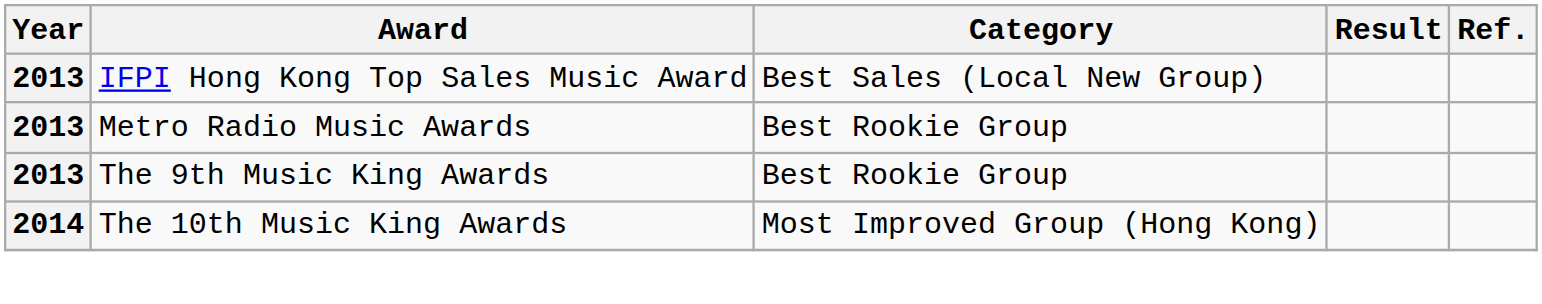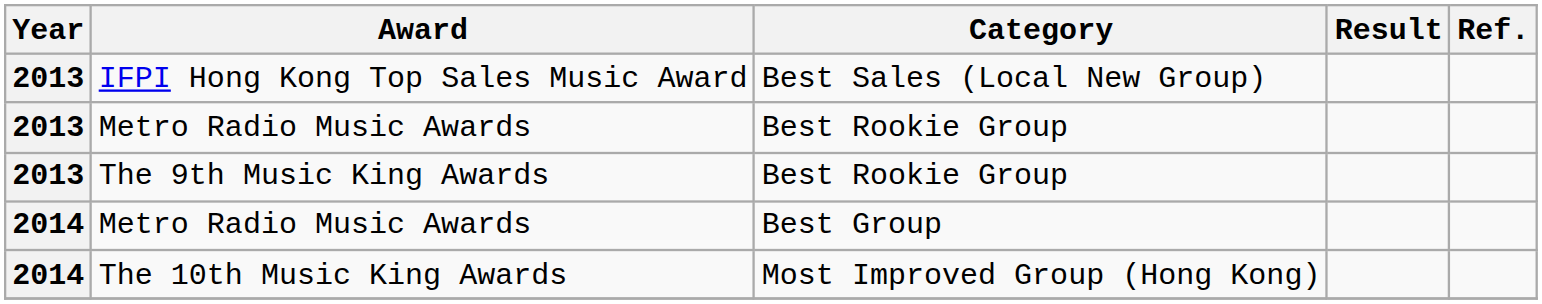+ row: (315, 225)
